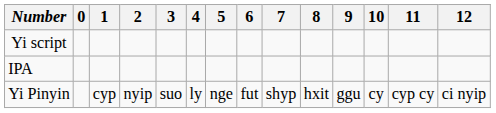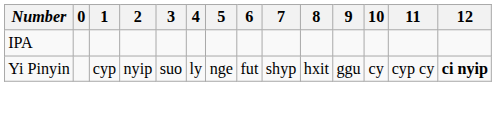- row: (39, 42)
(464, 94) normal -> (465, 68) bold
